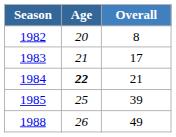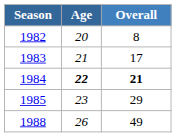(136, 79) normal -> (136, 79) bold
(81, 100) 25 -> (81, 100) 23
(136, 100) 39 -> (136, 100) 29
